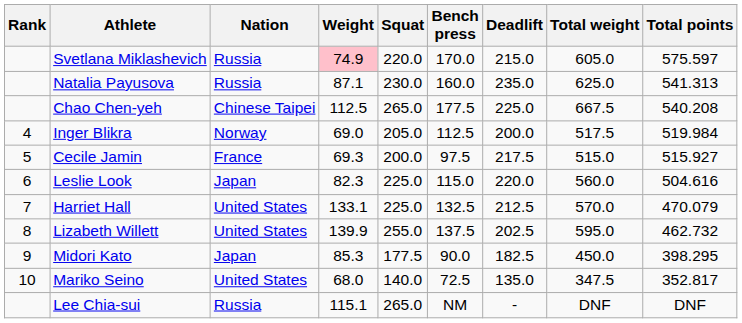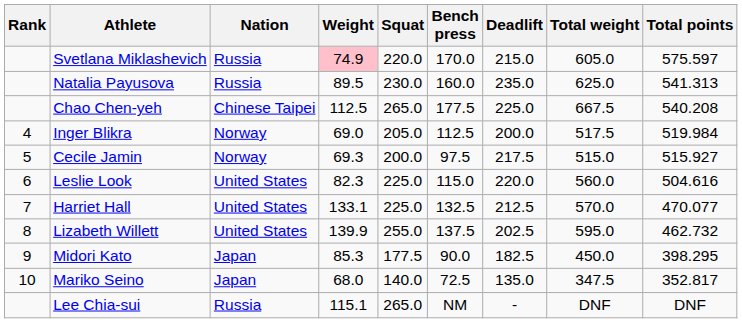(348, 83) 87.1 -> (348, 83) 89.5
(238, 157) France -> (240, 157) Norway
(235, 181) Japan -> (260, 181) United States
(690, 206) 470.079 -> (690, 206) 470.077
(260, 280) United States -> (235, 280) Japan
